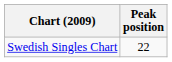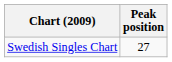(144, 47) 22 -> (144, 47) 27
